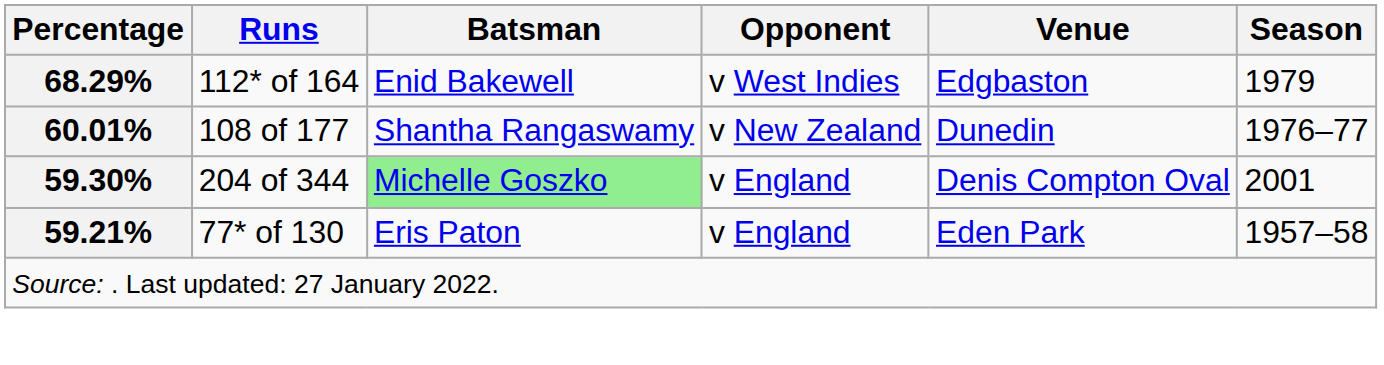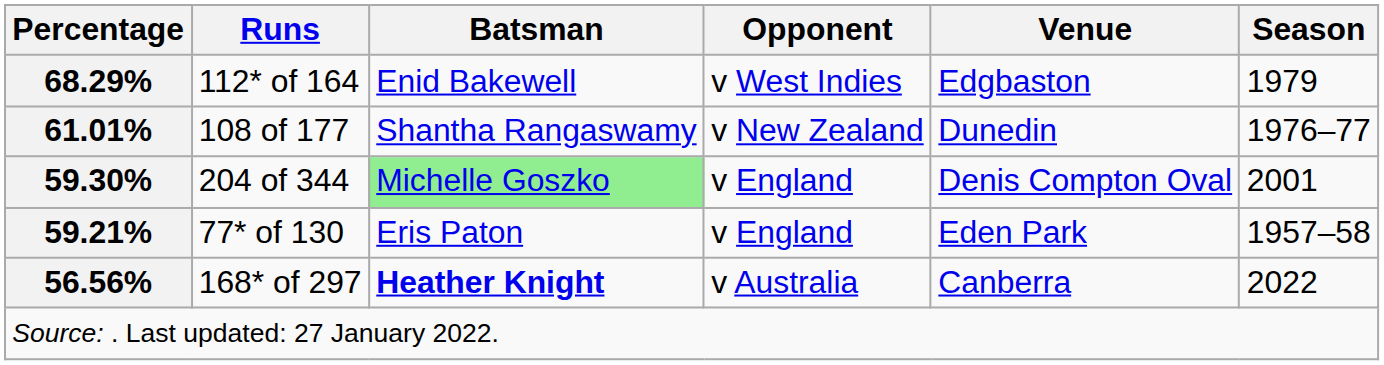(98, 130) 60.01% -> (98, 130) 61.01%
+ row: (280, 282)
